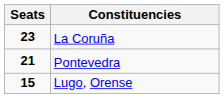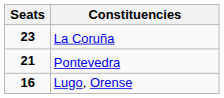(28, 83) 15 -> (28, 83) 16
